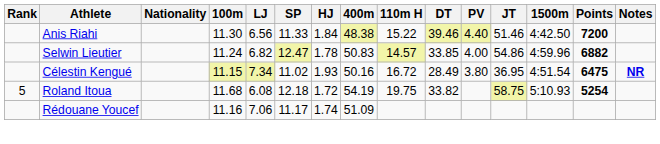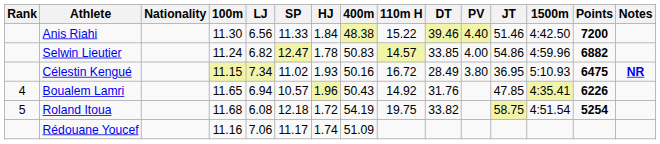(550, 72) 4:51.54 -> (550, 72) 5:10.93
+ row: (83, 91)
(550, 91) 5:10.93 -> (550, 110) 4:51.54
